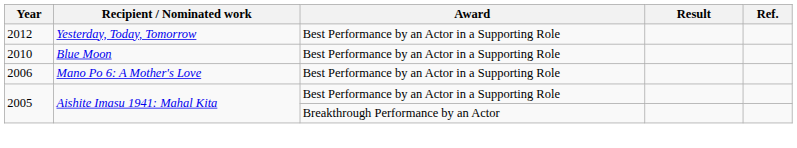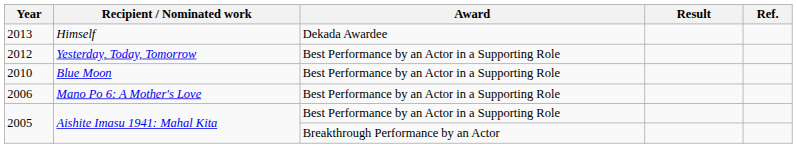+ row: (20, 34)
